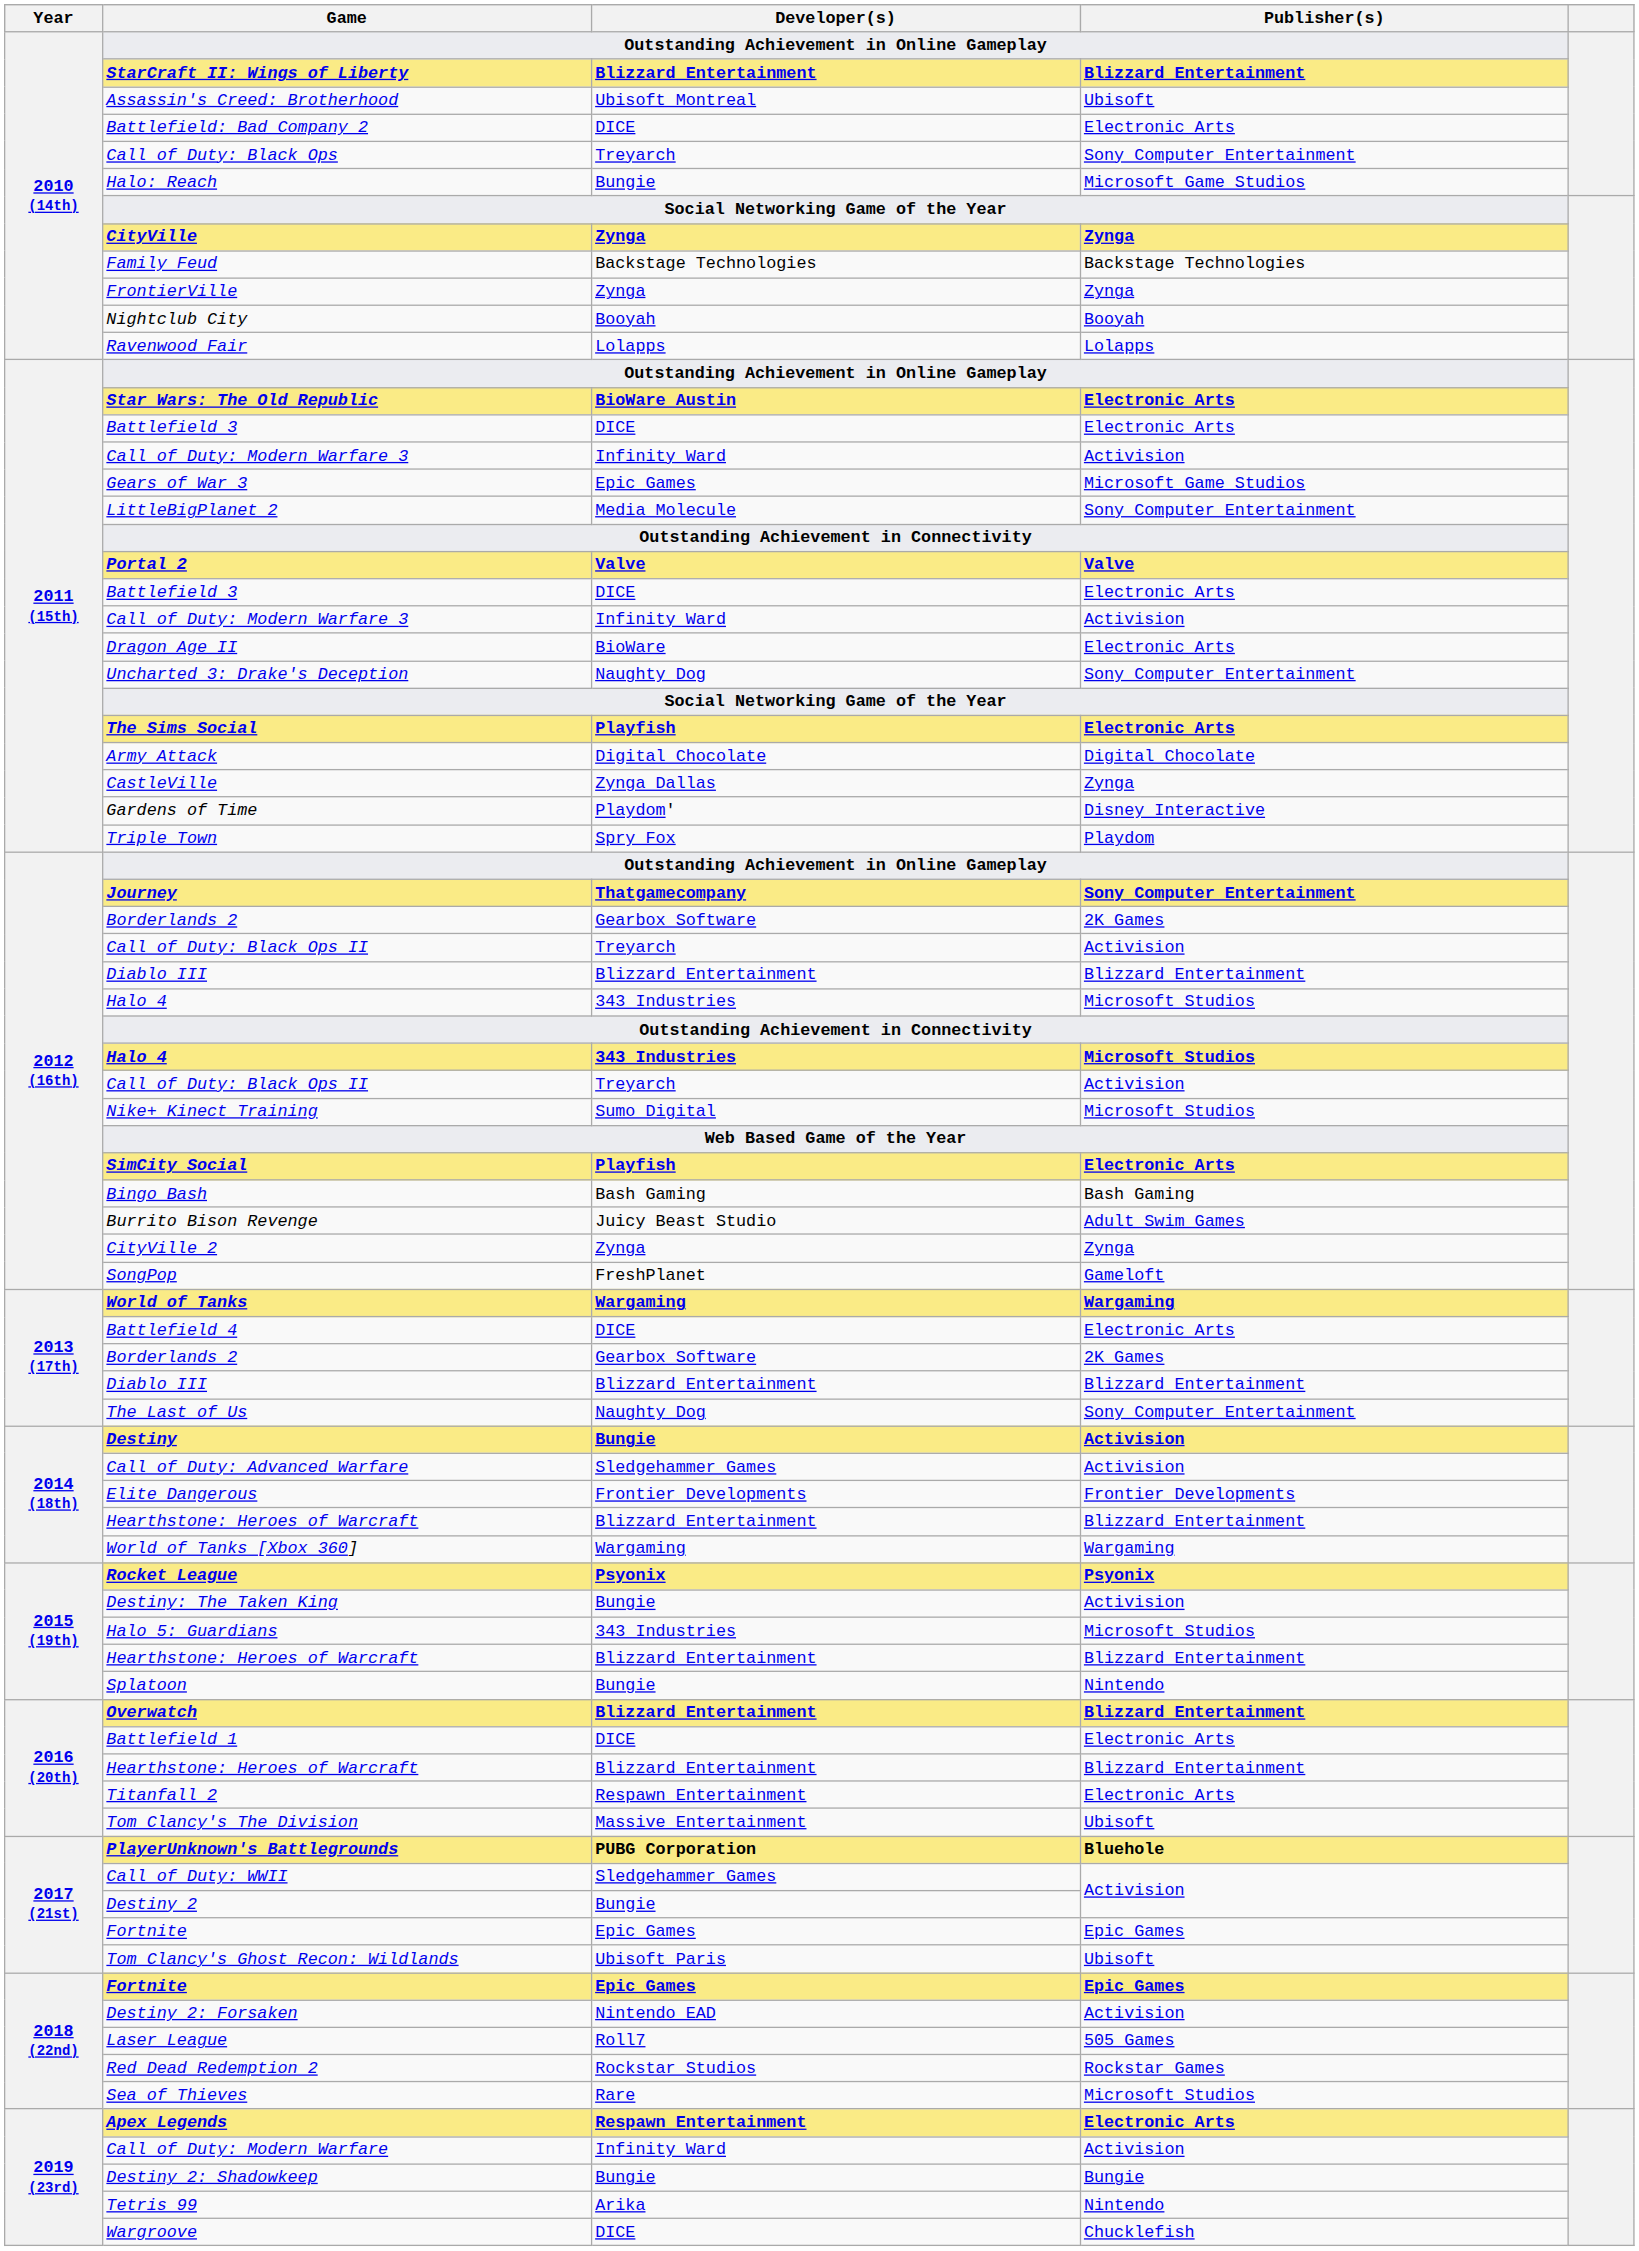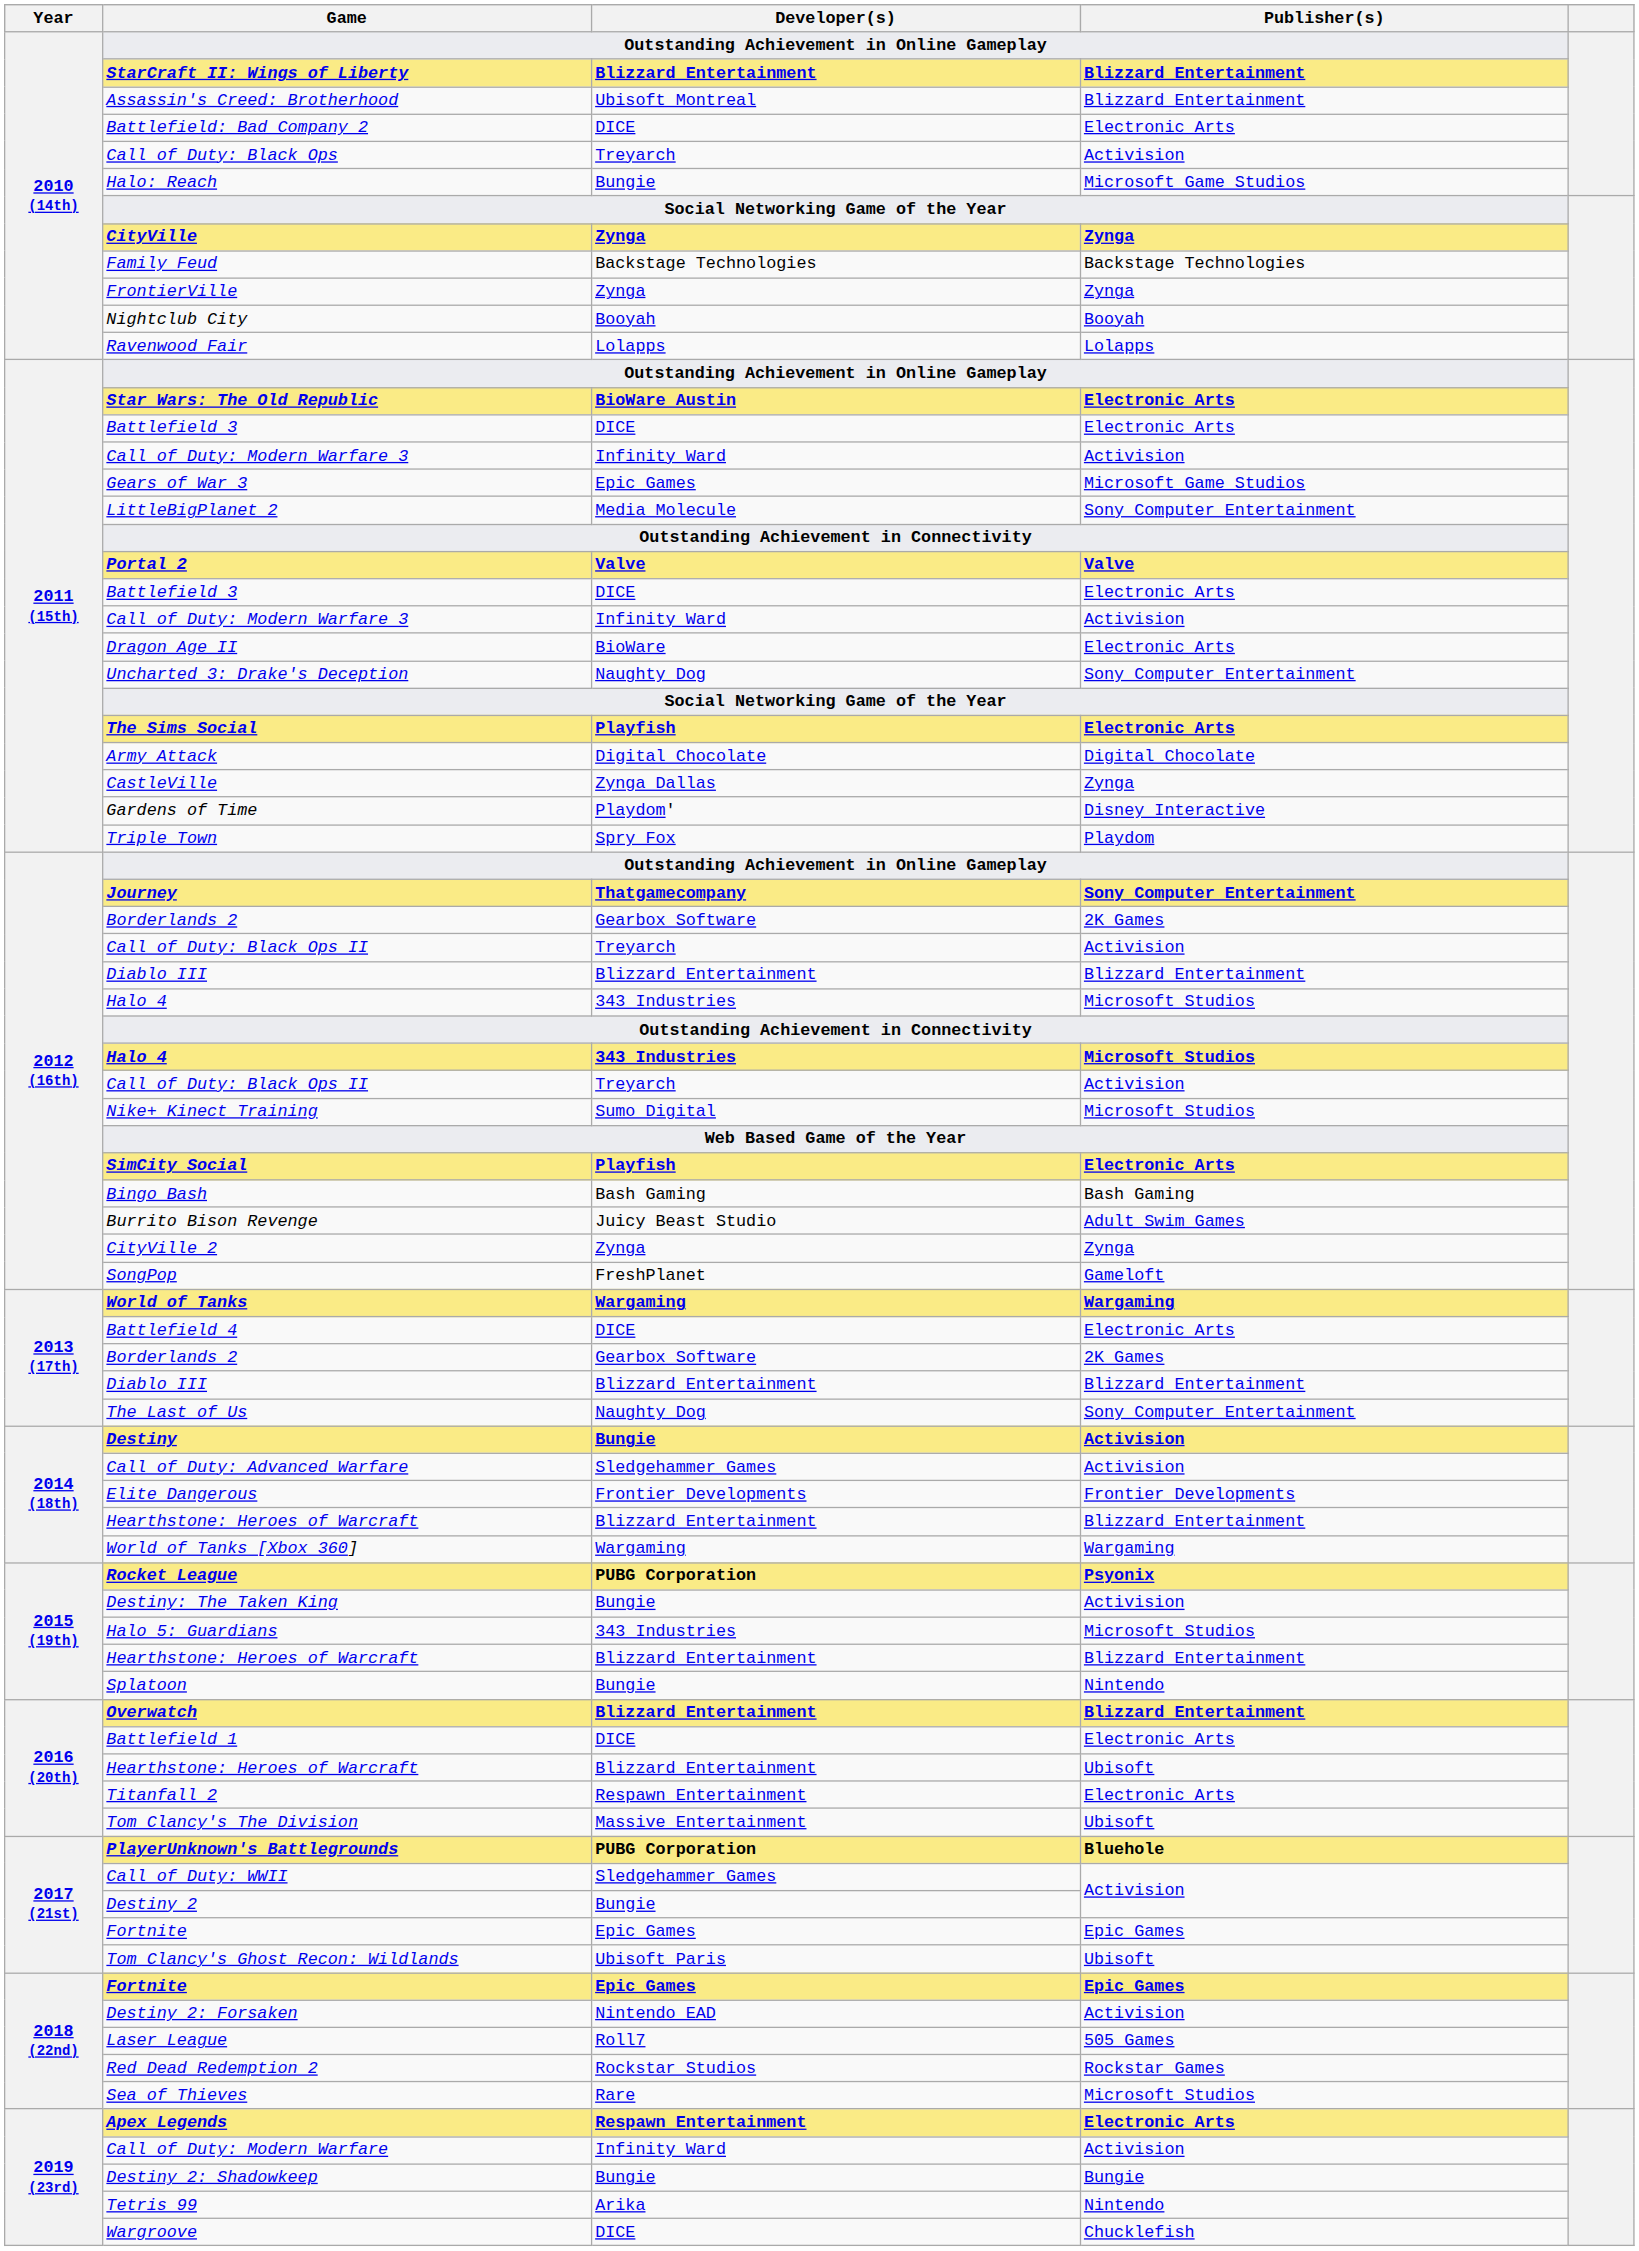(1119, 100) Ubisoft -> (1195, 100) Blizzard Entertainment
(1220, 155) Sony Computer Entertainment -> (1134, 155) Activision
(630, 1576) Psyonix -> (676, 1576) PUBG Corporation
(1195, 1768) Blizzard Entertainment -> (1119, 1768) Ubisoft
